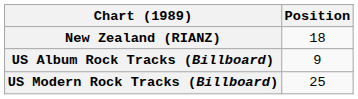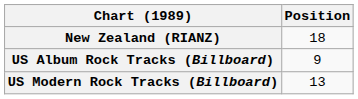(317, 82) 25 -> (317, 82) 13
